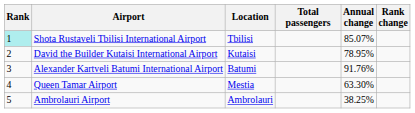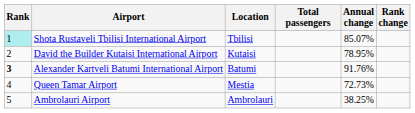(9, 69) normal -> (9, 69) bold
(359, 85) 63.30% -> (359, 85) 72.73%
